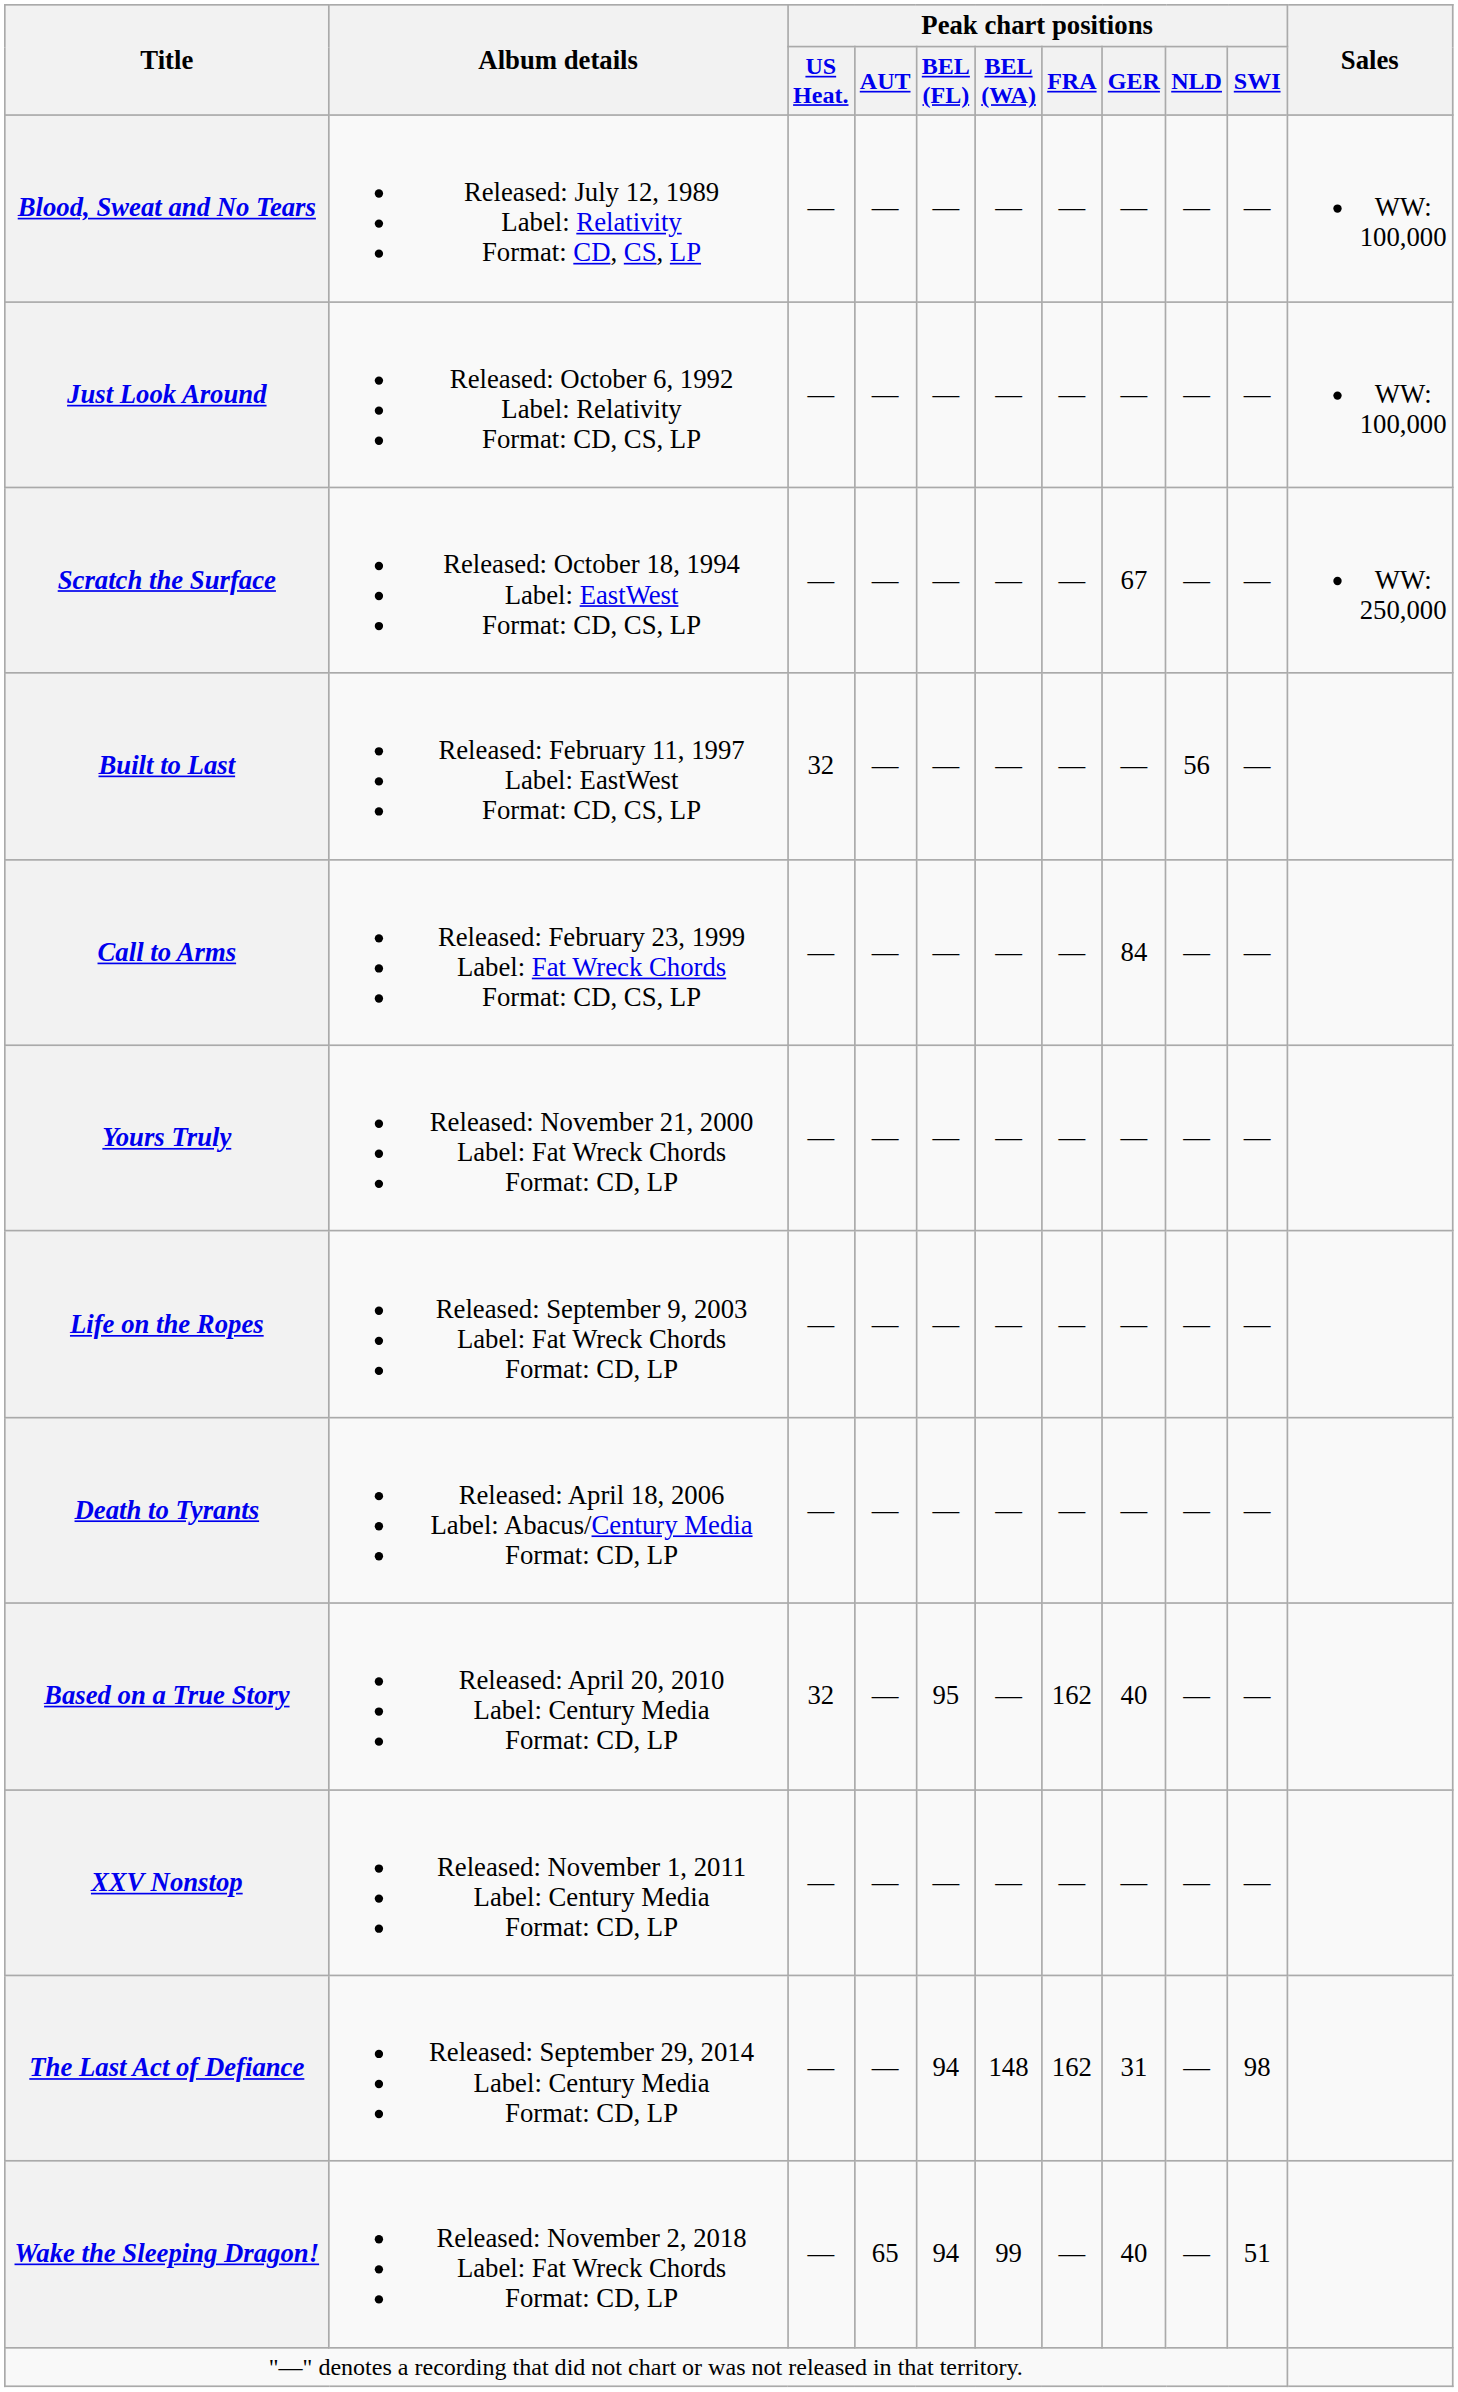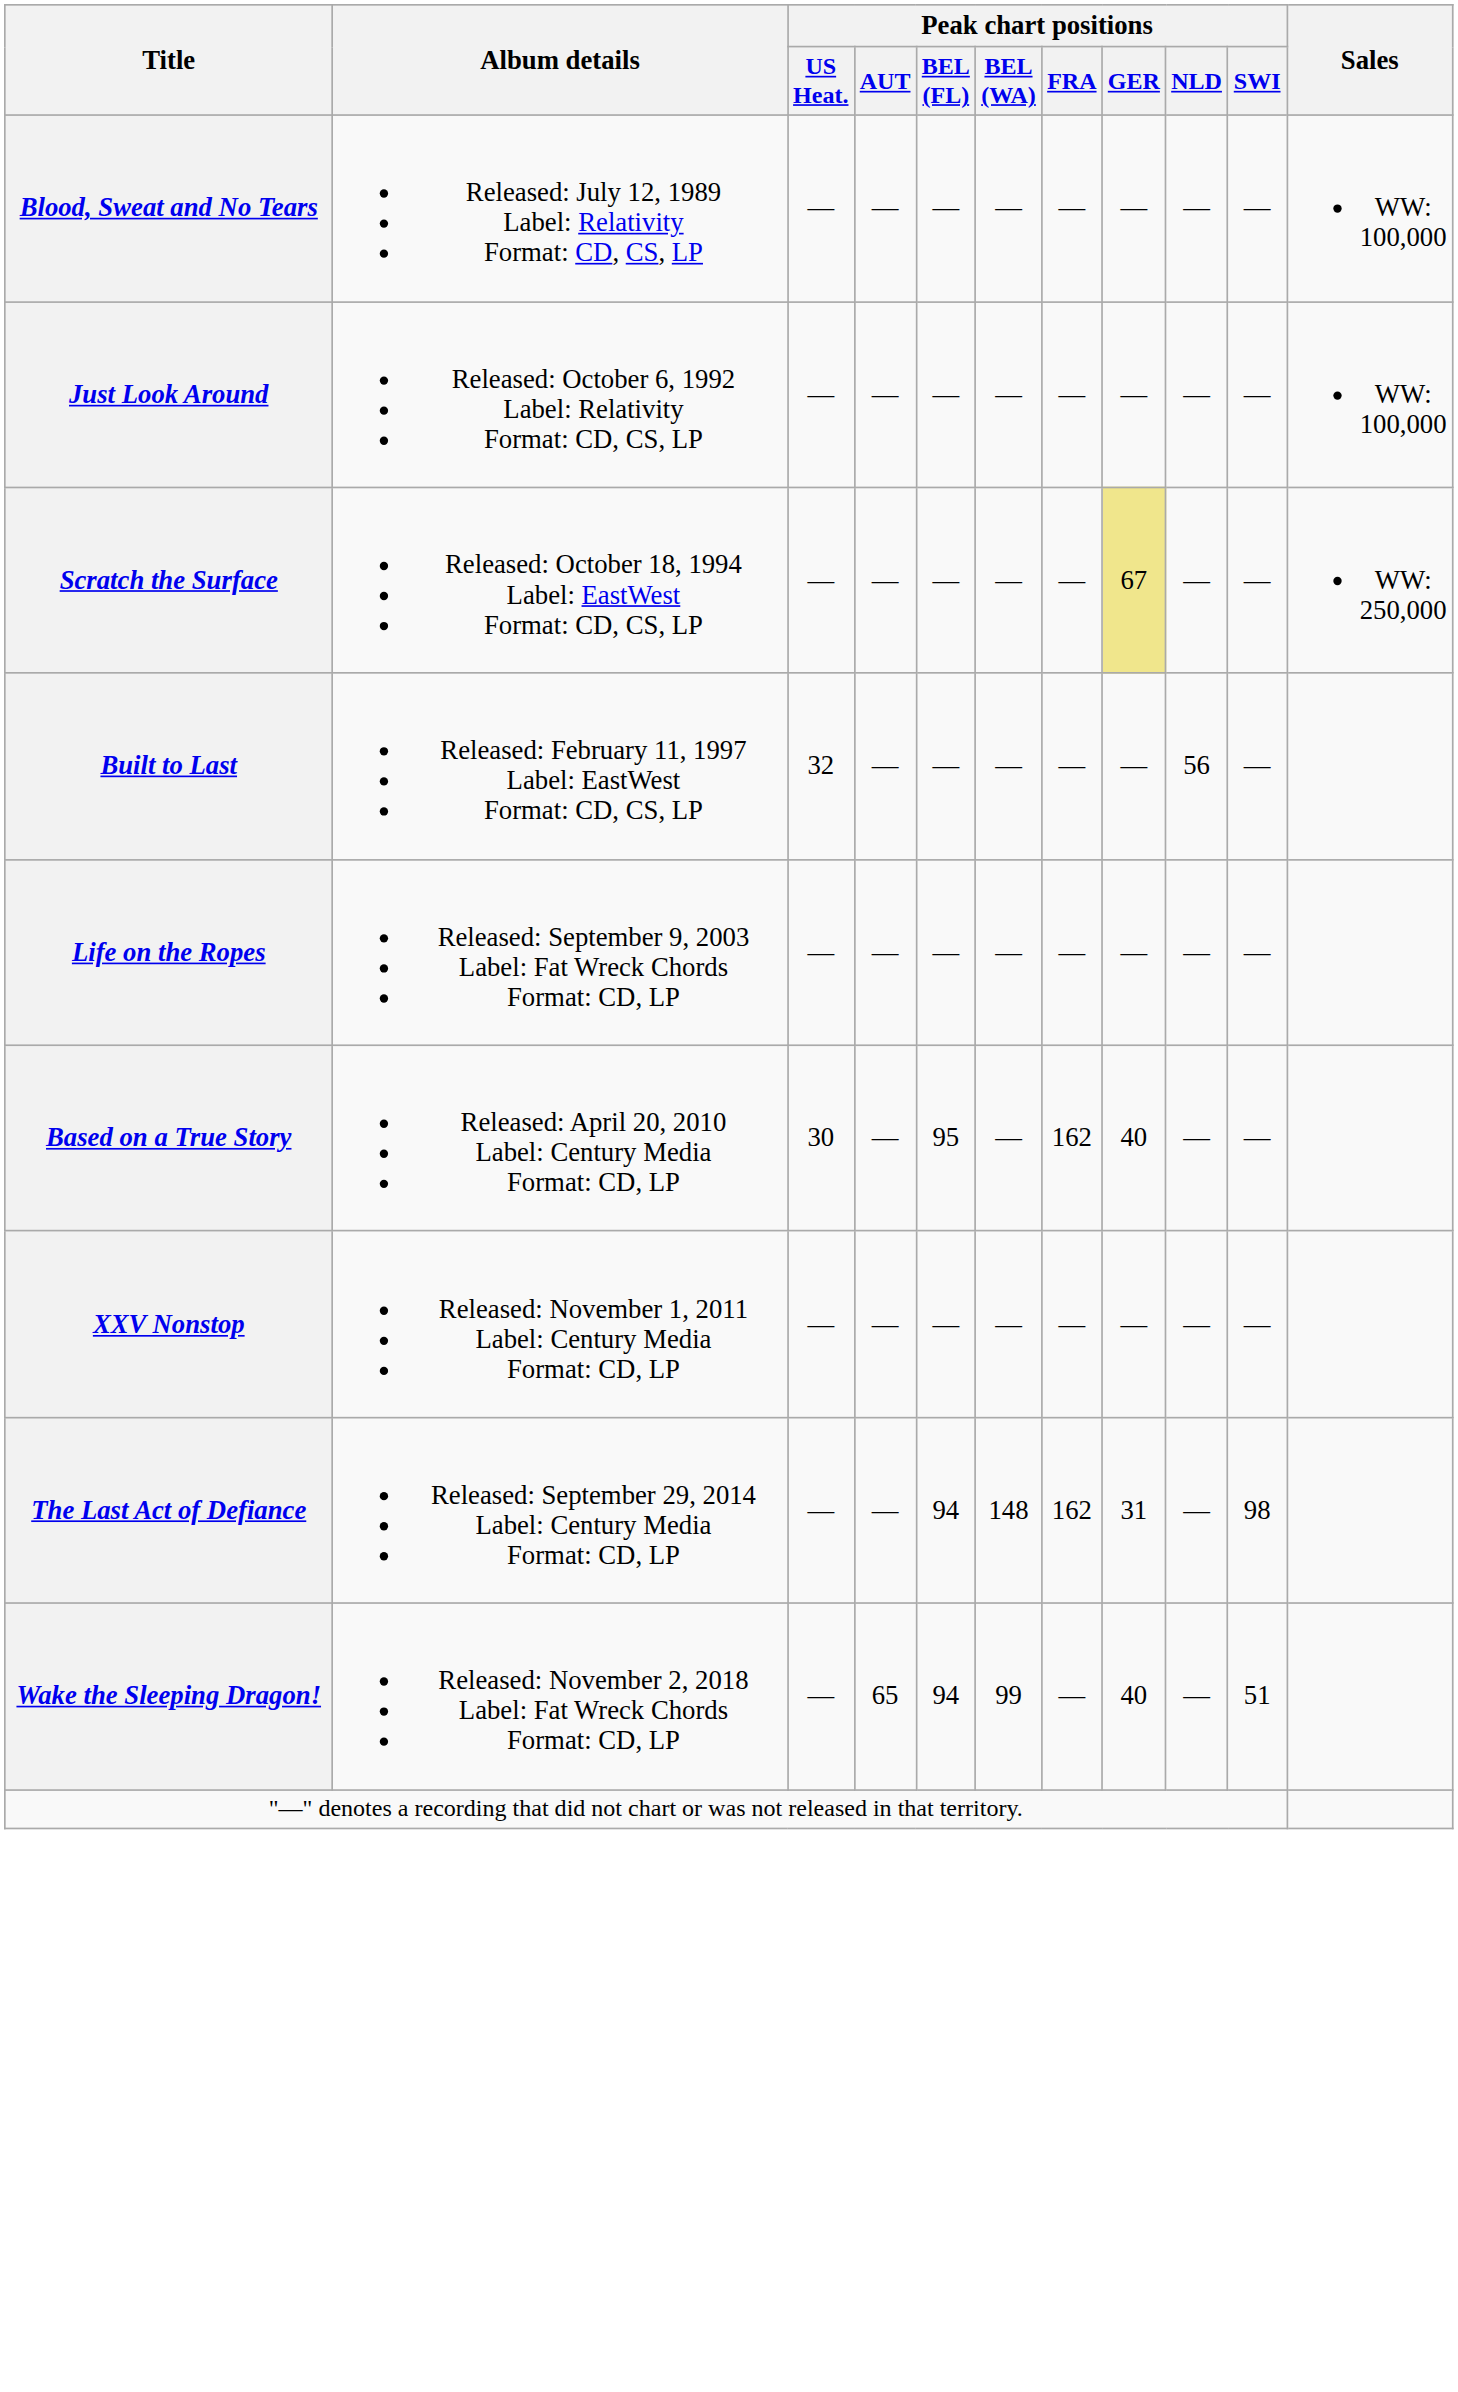(1134, 579) no background -> (1134, 579) khaki background
- row: (167, 951)
- row: (167, 1137)
- row: (167, 1509)
(821, 1695) 32 -> (821, 1137) 30
